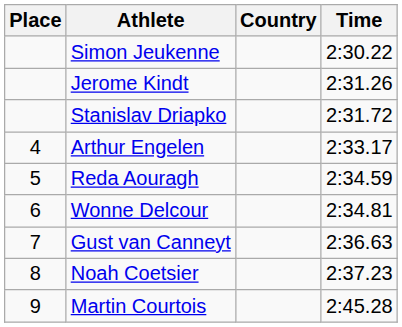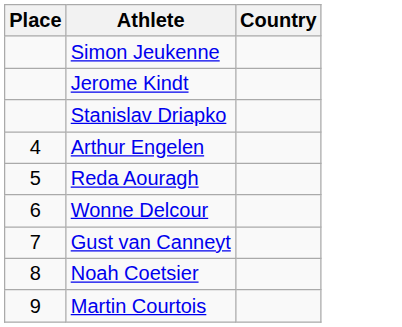- column: (359, 20)
